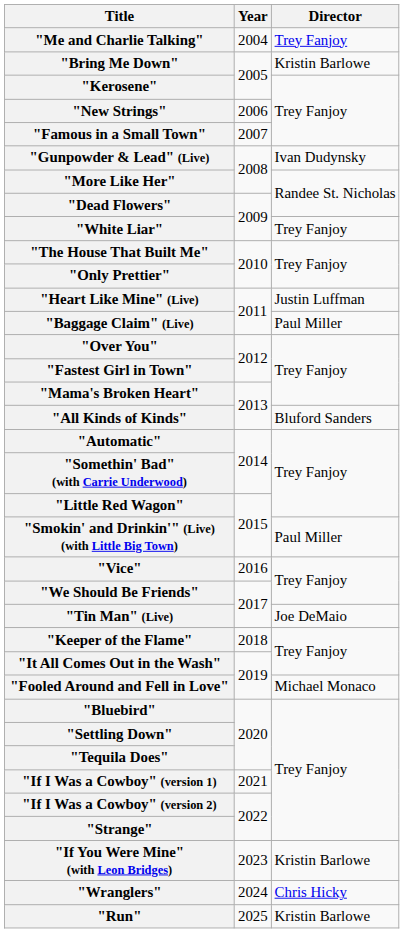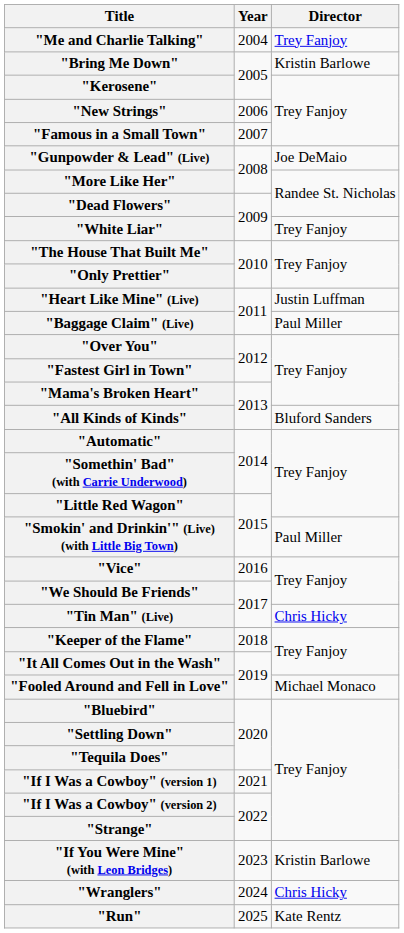(320, 157) Ivan Dudynsky -> (311, 157) Joe DeMaio
(311, 616) Joe DeMaio -> (311, 616) Chris Hicky
(322, 916) Kristin Barlowe -> (308, 916) Kate Rentz
